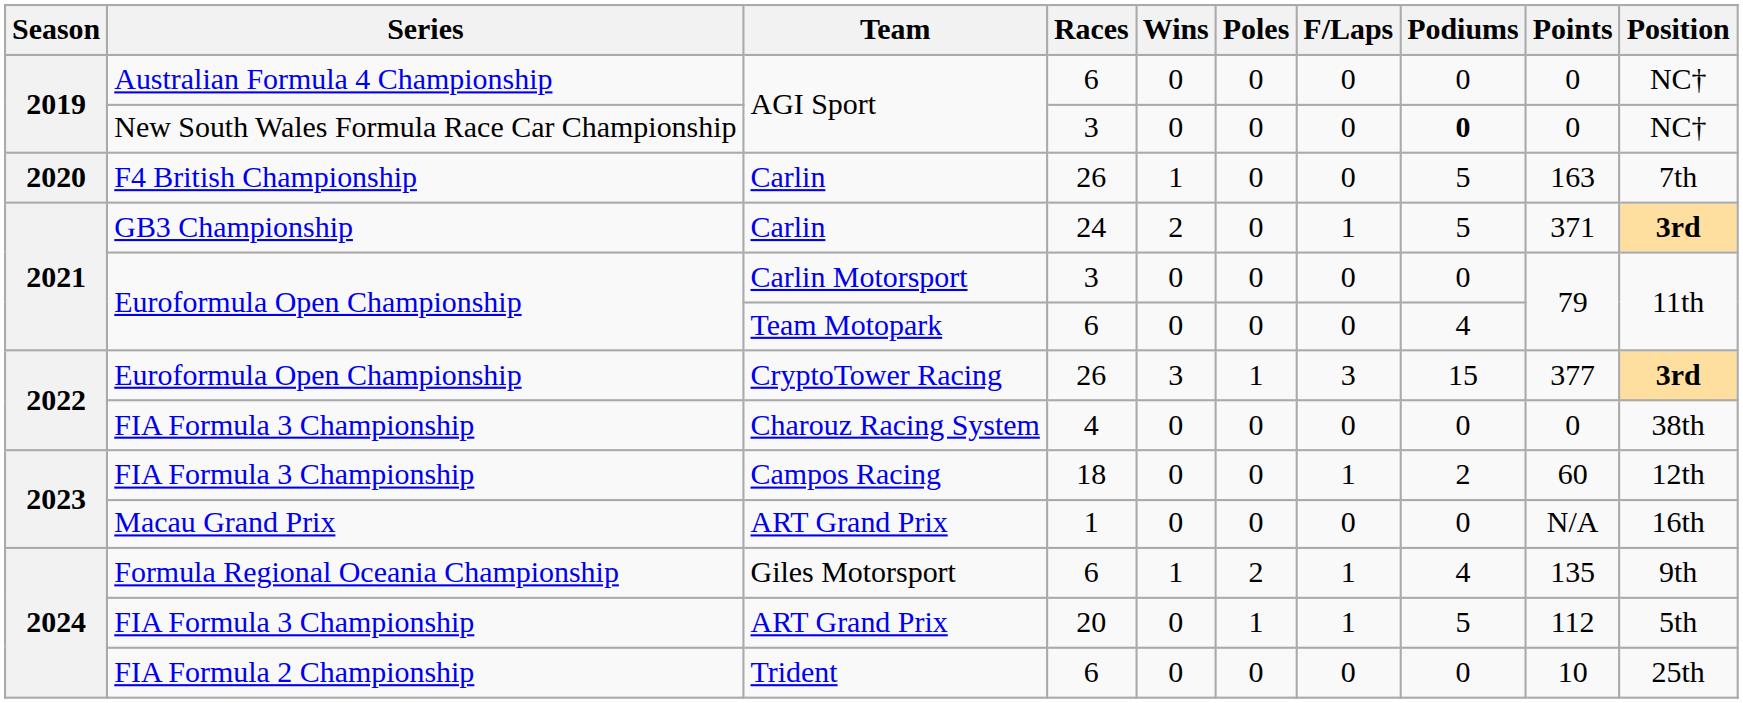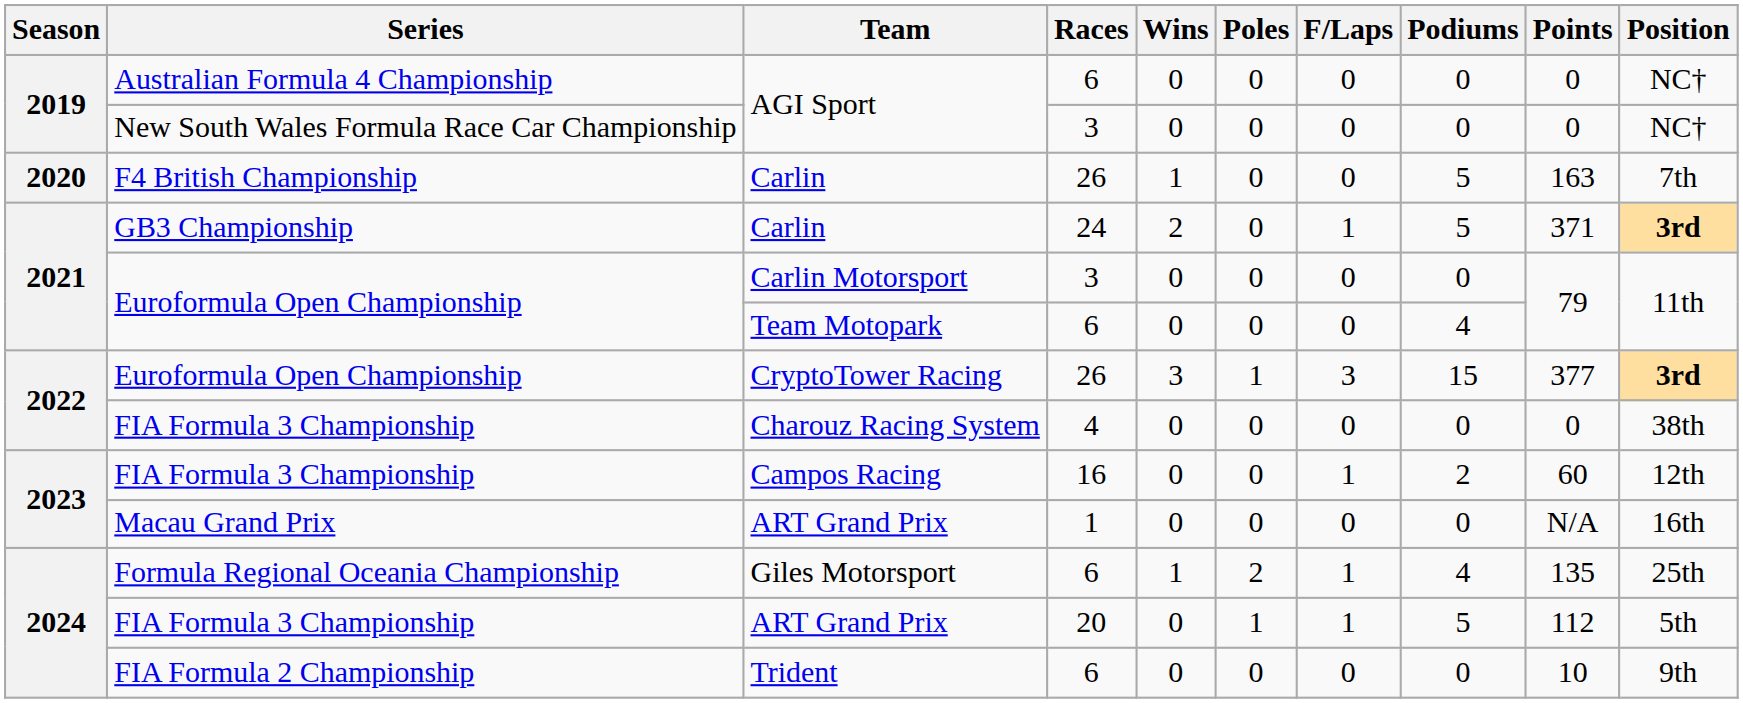(1463, 128) bold -> (1463, 128) normal
(1091, 474) 18 -> (1091, 474) 16
(1678, 572) 9th -> (1678, 572) 25th
(1678, 671) 25th -> (1678, 671) 9th
